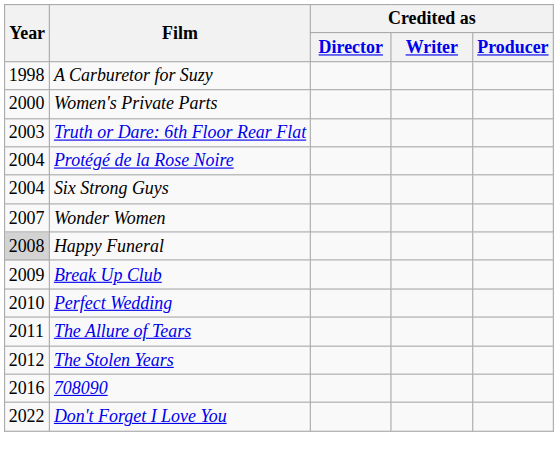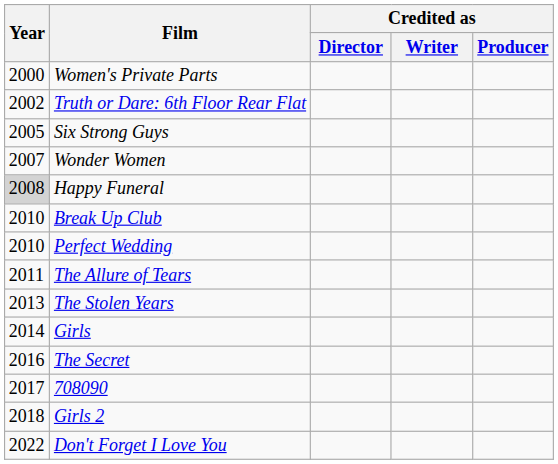- row: (133, 75)
(27, 132) 2003 -> (27, 103) 2002
- row: (144, 160)
(27, 189) 2004 -> (27, 132) 2005
(27, 274) 2009 -> (27, 217) 2010
(27, 359) 2012 -> (27, 302) 2013
+ row: (72, 331)
+ row: (92, 359)
(27, 388) 2016 -> (27, 388) 2017
+ row: (79, 416)
